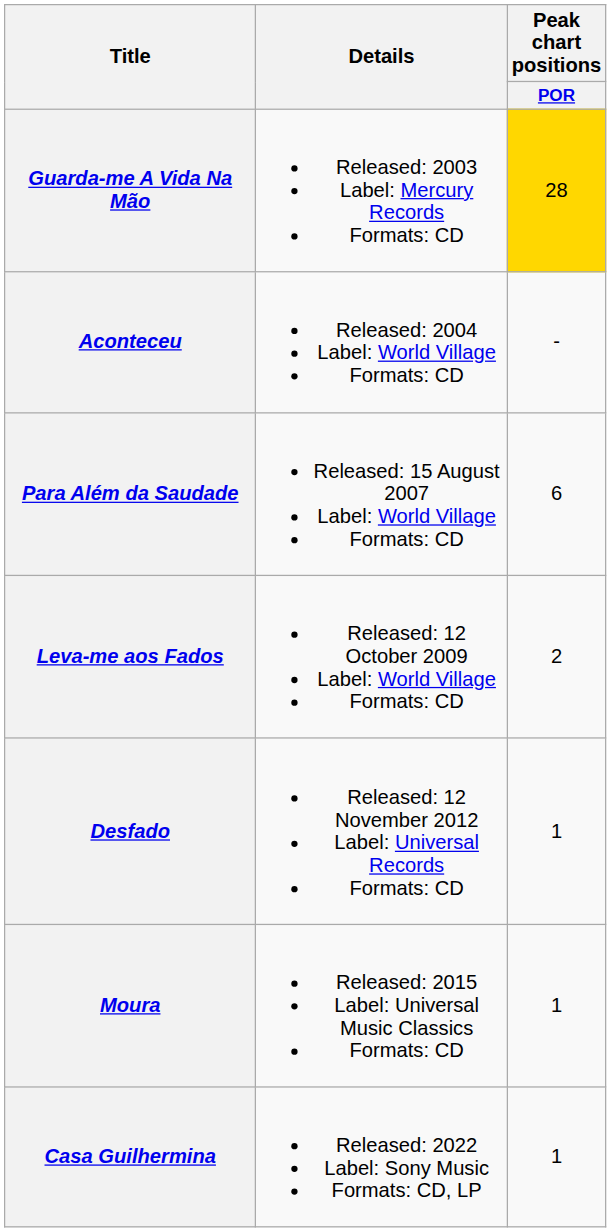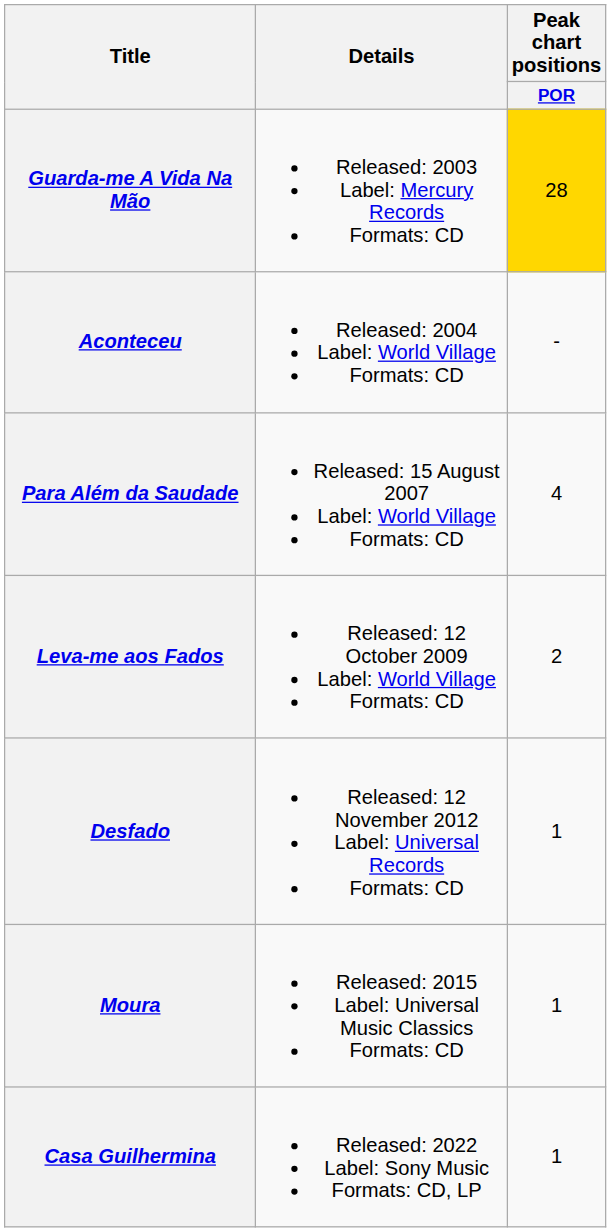(556, 493) 6 -> (556, 493) 4
